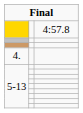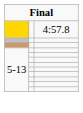- row: (17, 56)
